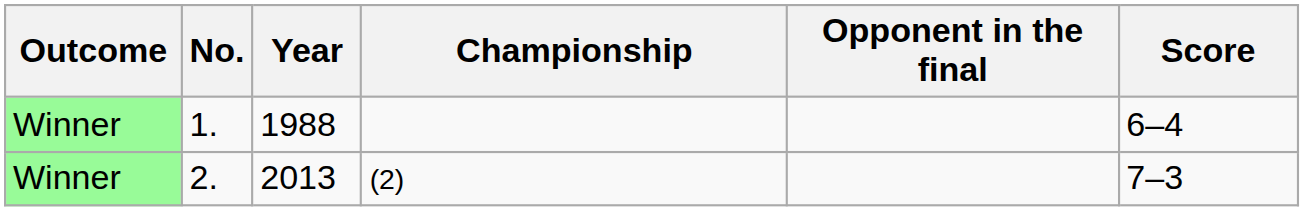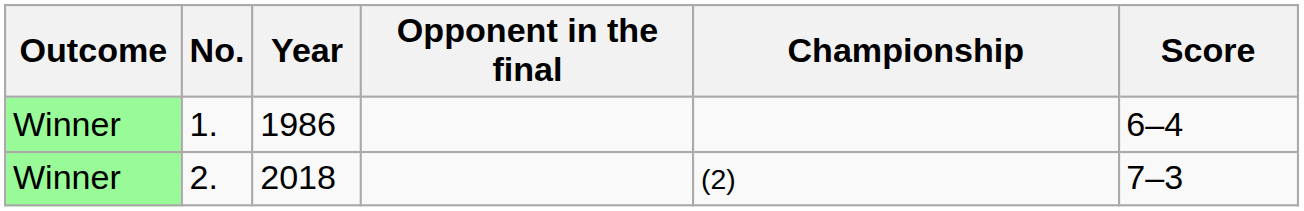columns swapped: (574, 50) <-> (953, 50)
(298, 123) 1988 -> (298, 123) 1986
(298, 177) 2013 -> (298, 177) 2018
